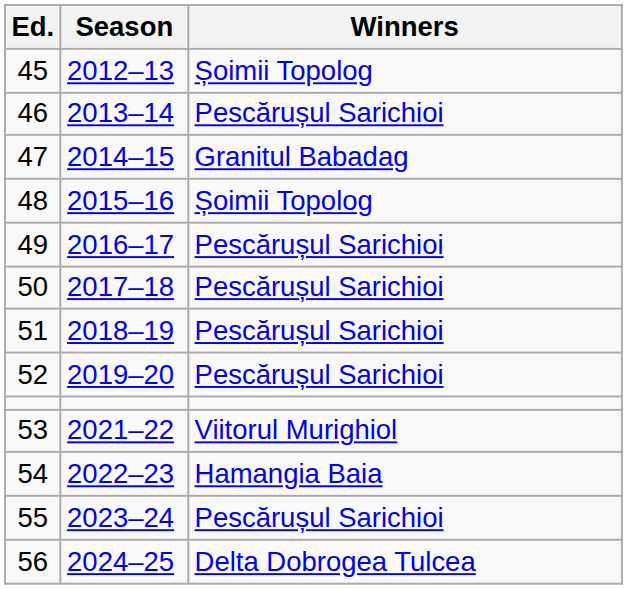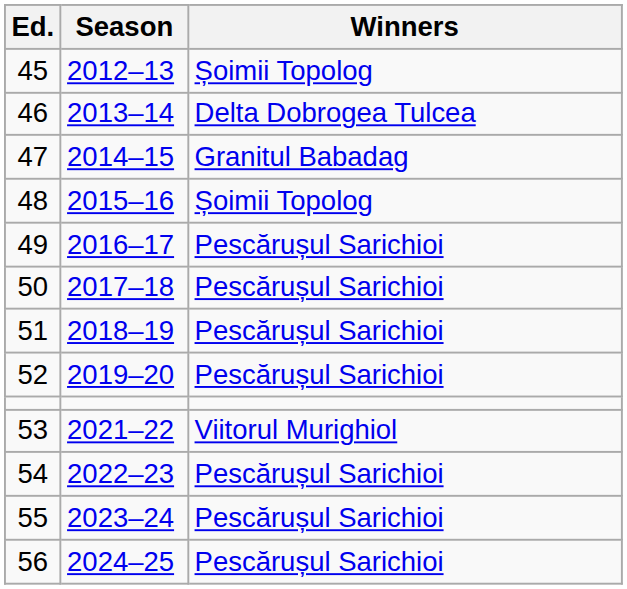(319, 114) Pescărușul Sarichioi -> (335, 114) Delta Dobrogea Tulcea
(289, 474) Hamangia Baia -> (319, 474) Pescărușul Sarichioi
(335, 561) Delta Dobrogea Tulcea -> (319, 561) Pescărușul Sarichioi
